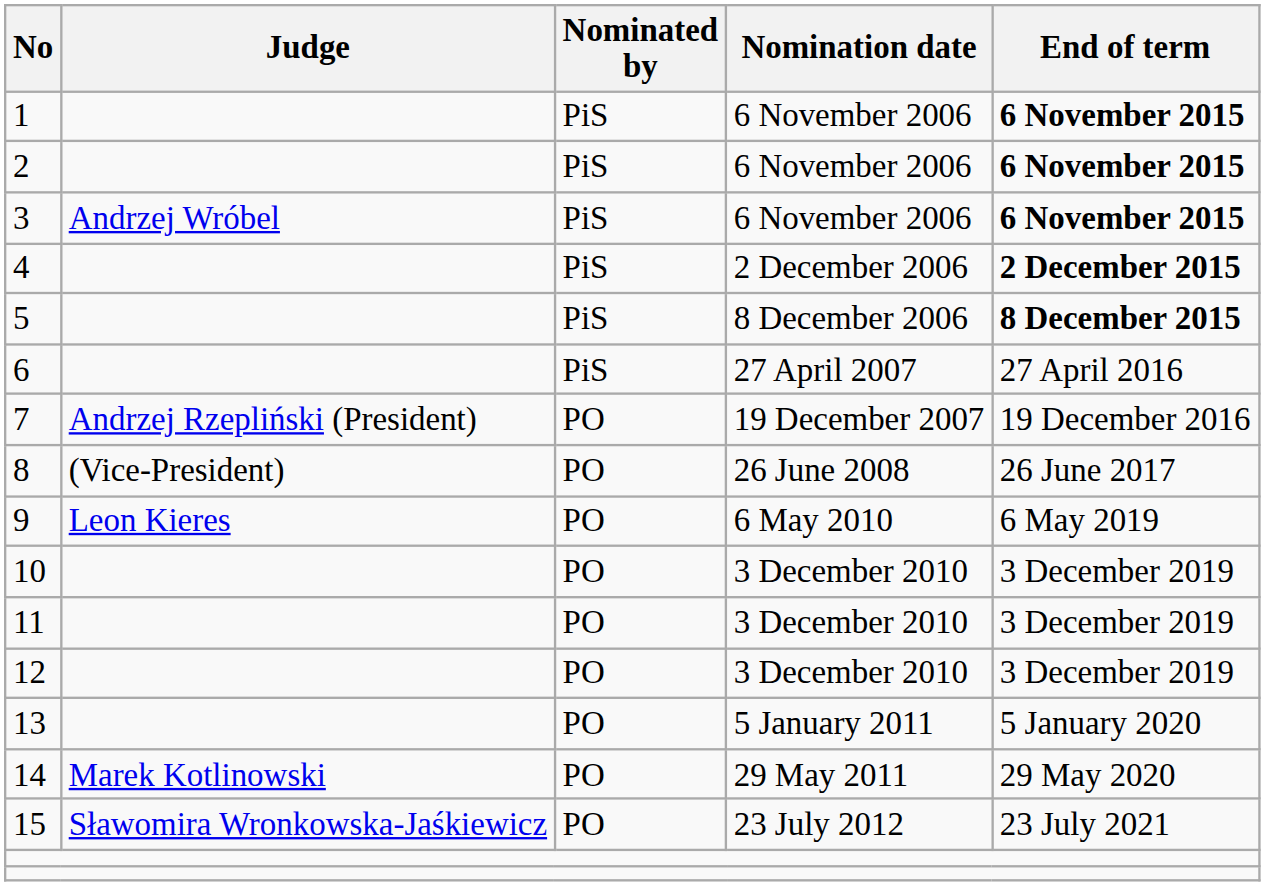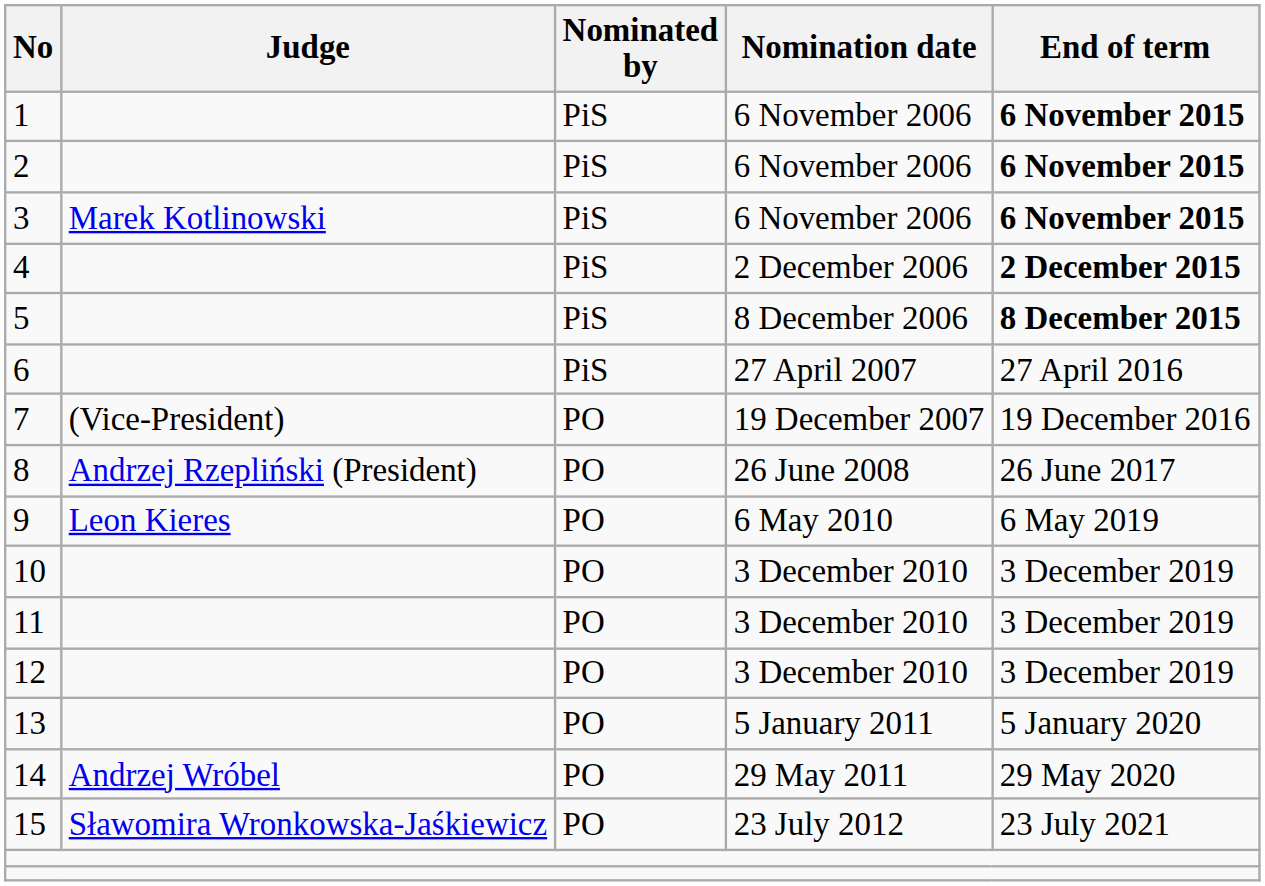(174, 216) Andrzej Wróbel -> (197, 216) Marek Kotlinowski
(273, 419) Andrzej Rzepliński (President) -> (177, 419) (Vice-President)
(177, 469) (Vice-President) -> (273, 469) Andrzej Rzepliński (President)
(197, 773) Marek Kotlinowski -> (174, 773) Andrzej Wróbel
